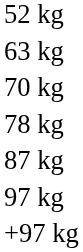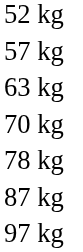+ row: (34, 51)
- row: (41, 233)
